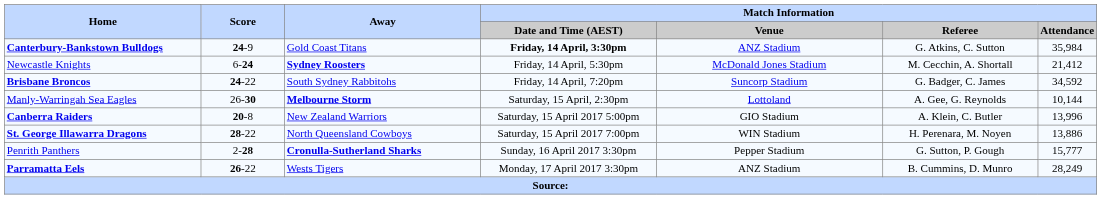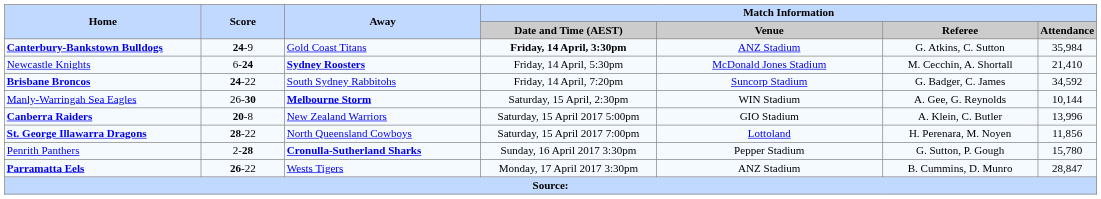(1067, 64) 21,412 -> (1067, 64) 21,410
(769, 99) Lottoland -> (769, 99) WIN Stadium
(769, 133) WIN Stadium -> (769, 133) Lottoland
(1067, 133) 13,886 -> (1067, 133) 11,856
(1067, 151) 15,777 -> (1067, 151) 15,780
(1067, 168) 28,249 -> (1067, 168) 28,847
